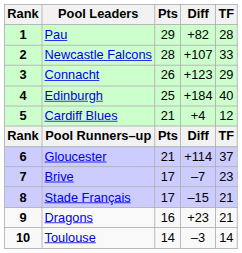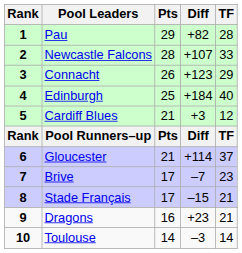(198, 116) +4 -> (198, 116) +3
